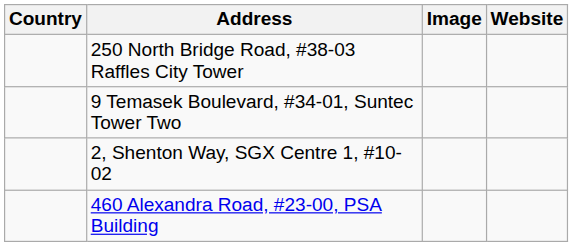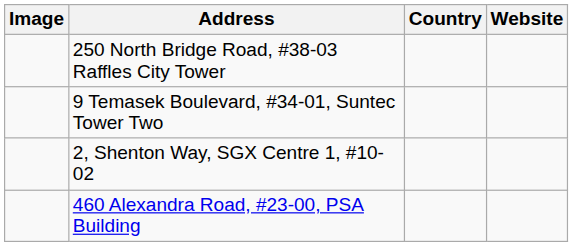columns swapped: (45, 19) <-> (454, 19)
